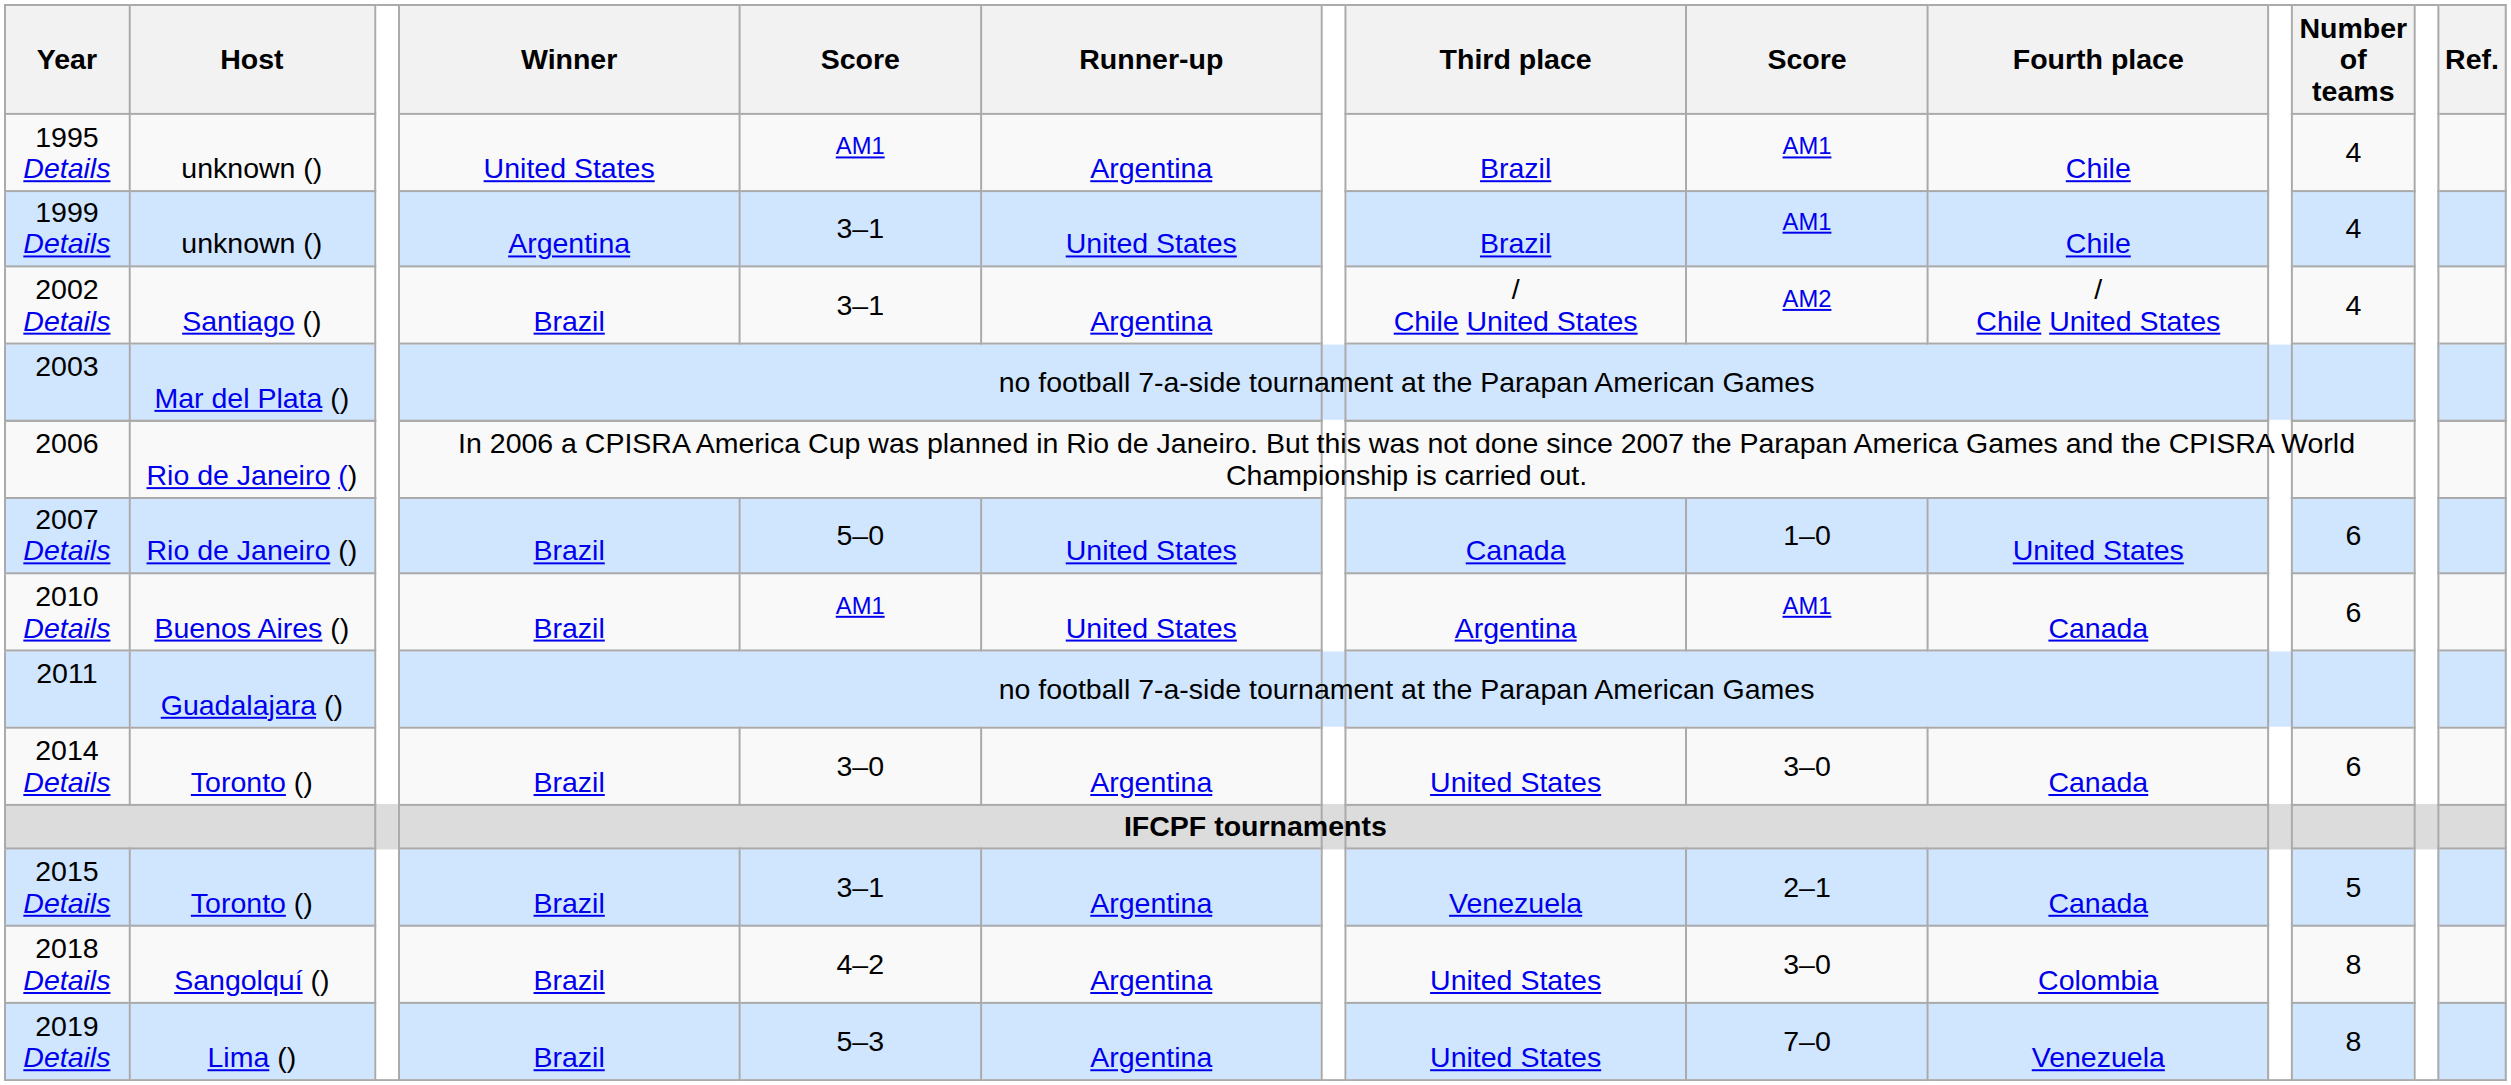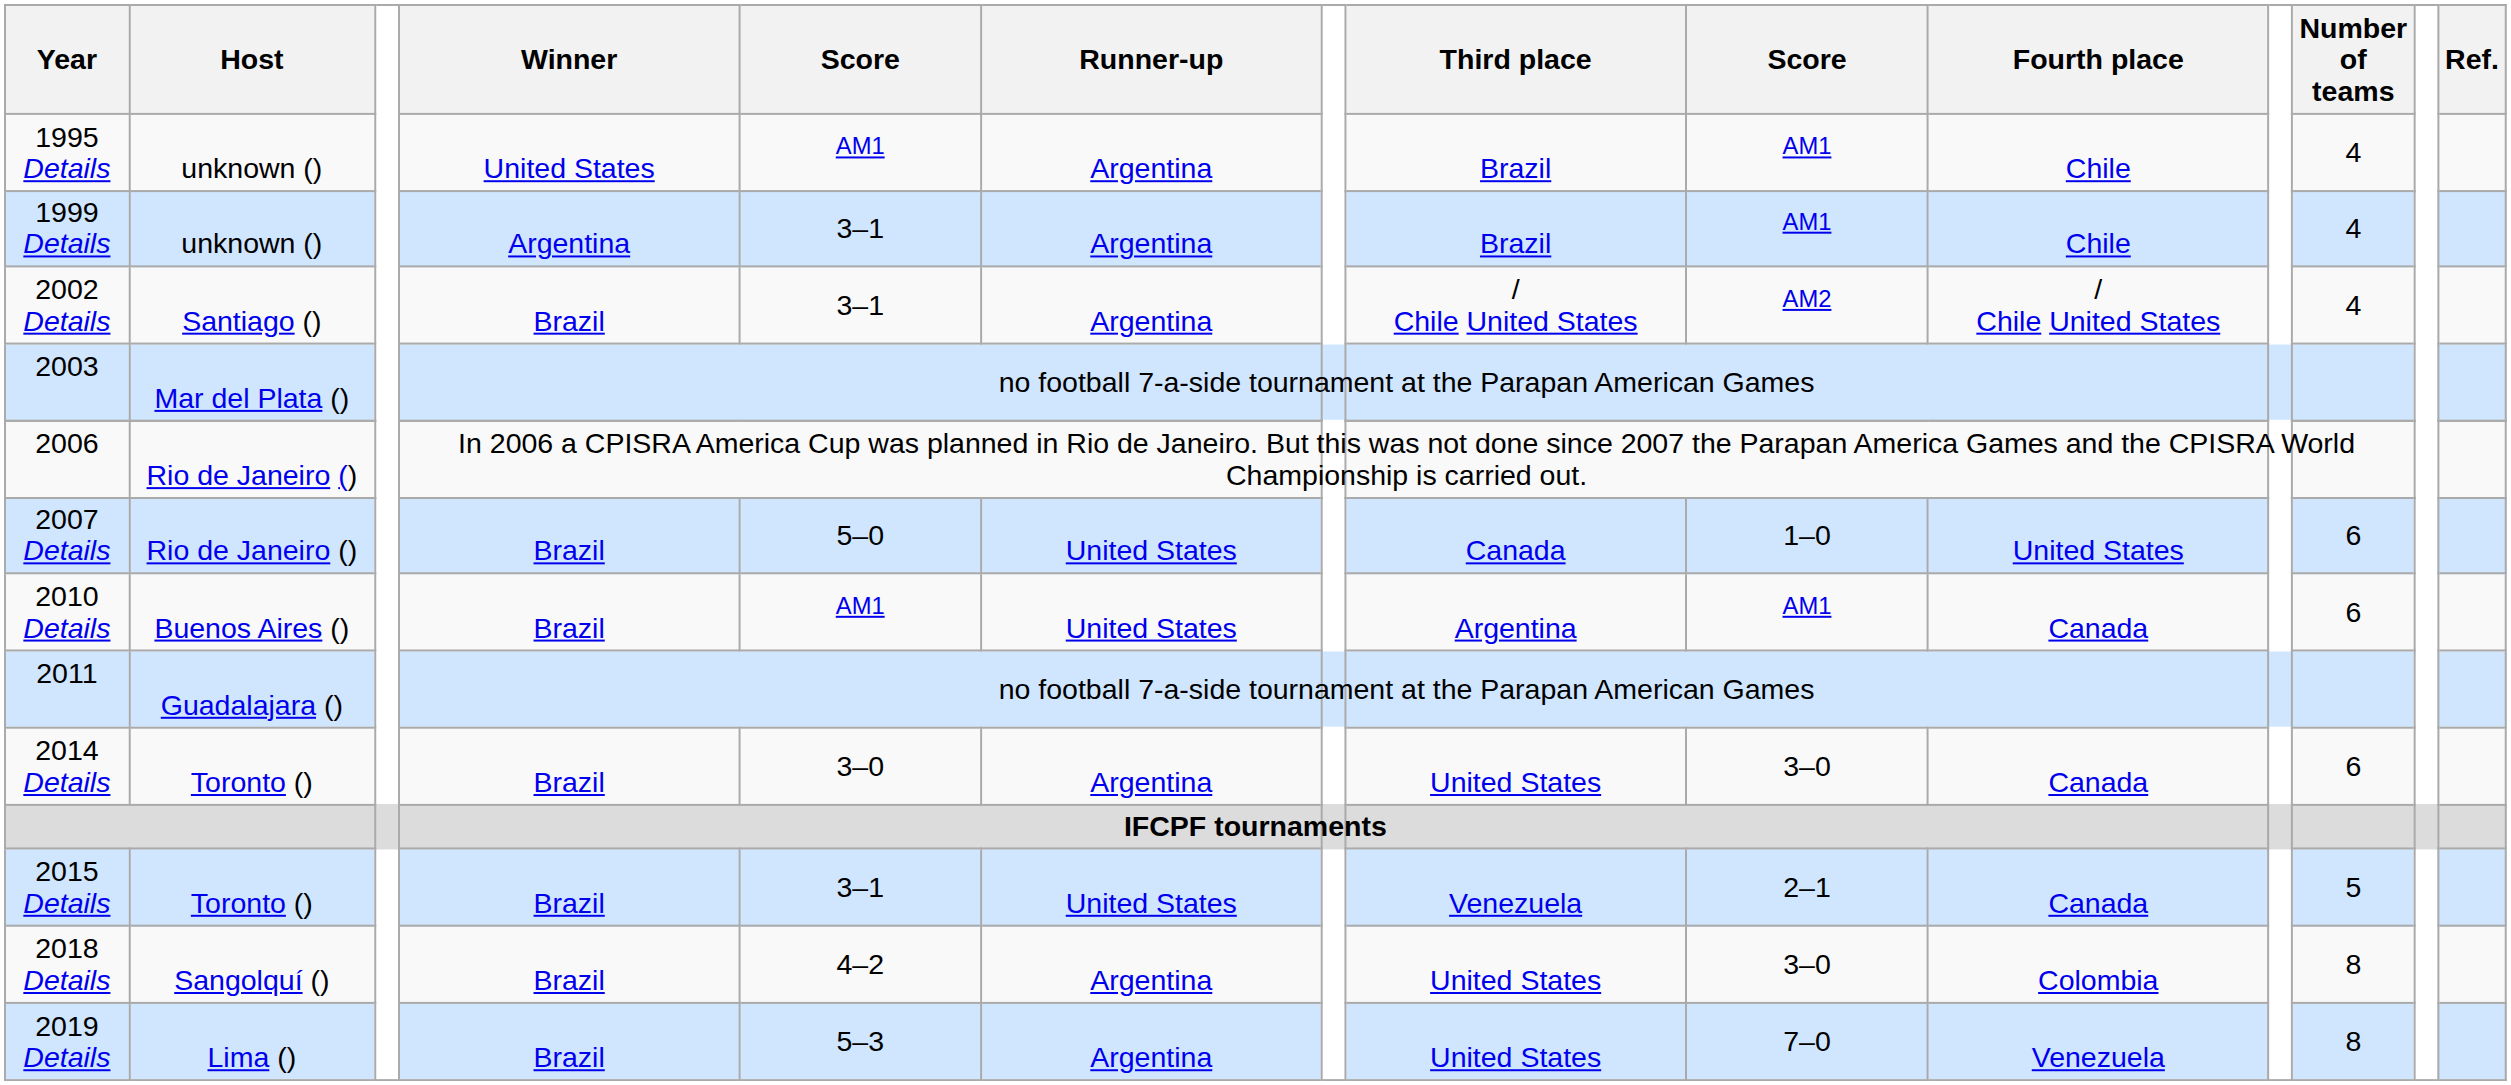(1151, 245) United States -> (1151, 245) Argentina
(1151, 904) Argentina -> (1151, 904) United States
